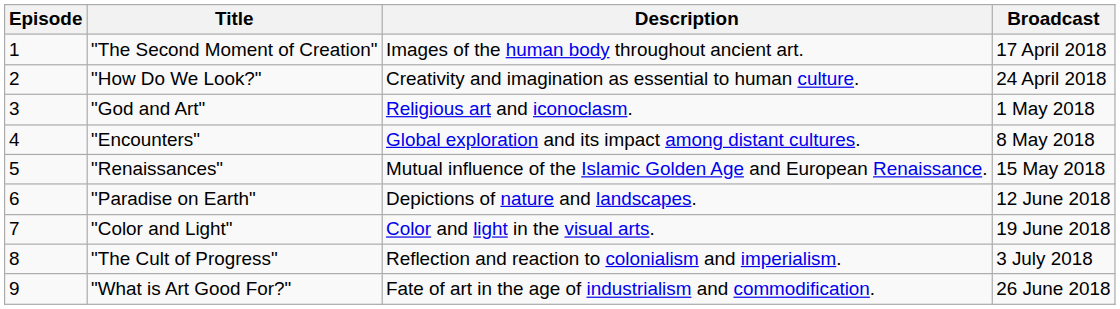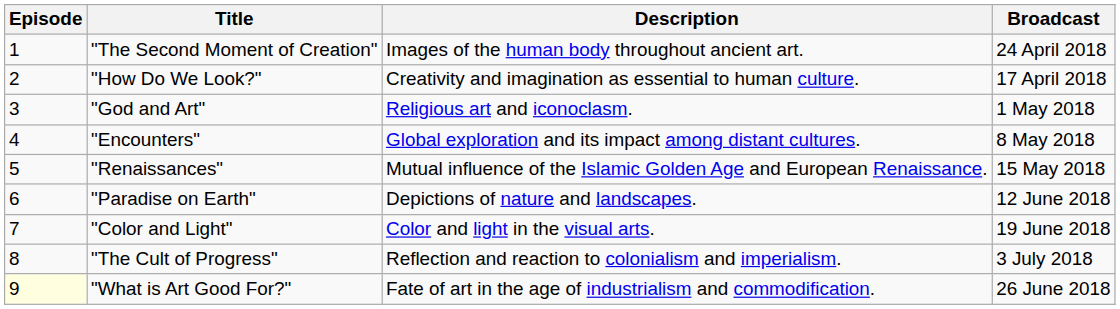(1051, 49) 17 April 2018 -> (1051, 49) 24 April 2018
(1051, 79) 24 April 2018 -> (1051, 79) 17 April 2018
(14, 288) no background -> (14, 288) lightyellow background
